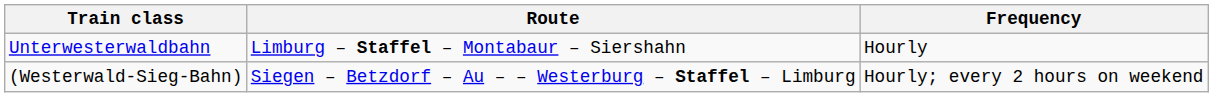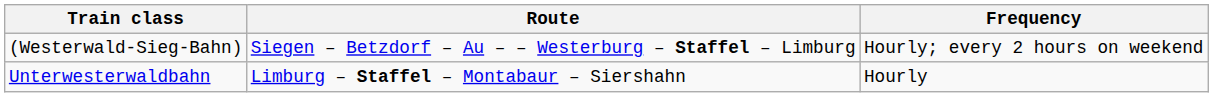rows swapped: (110, 48) <-> (126, 77)
